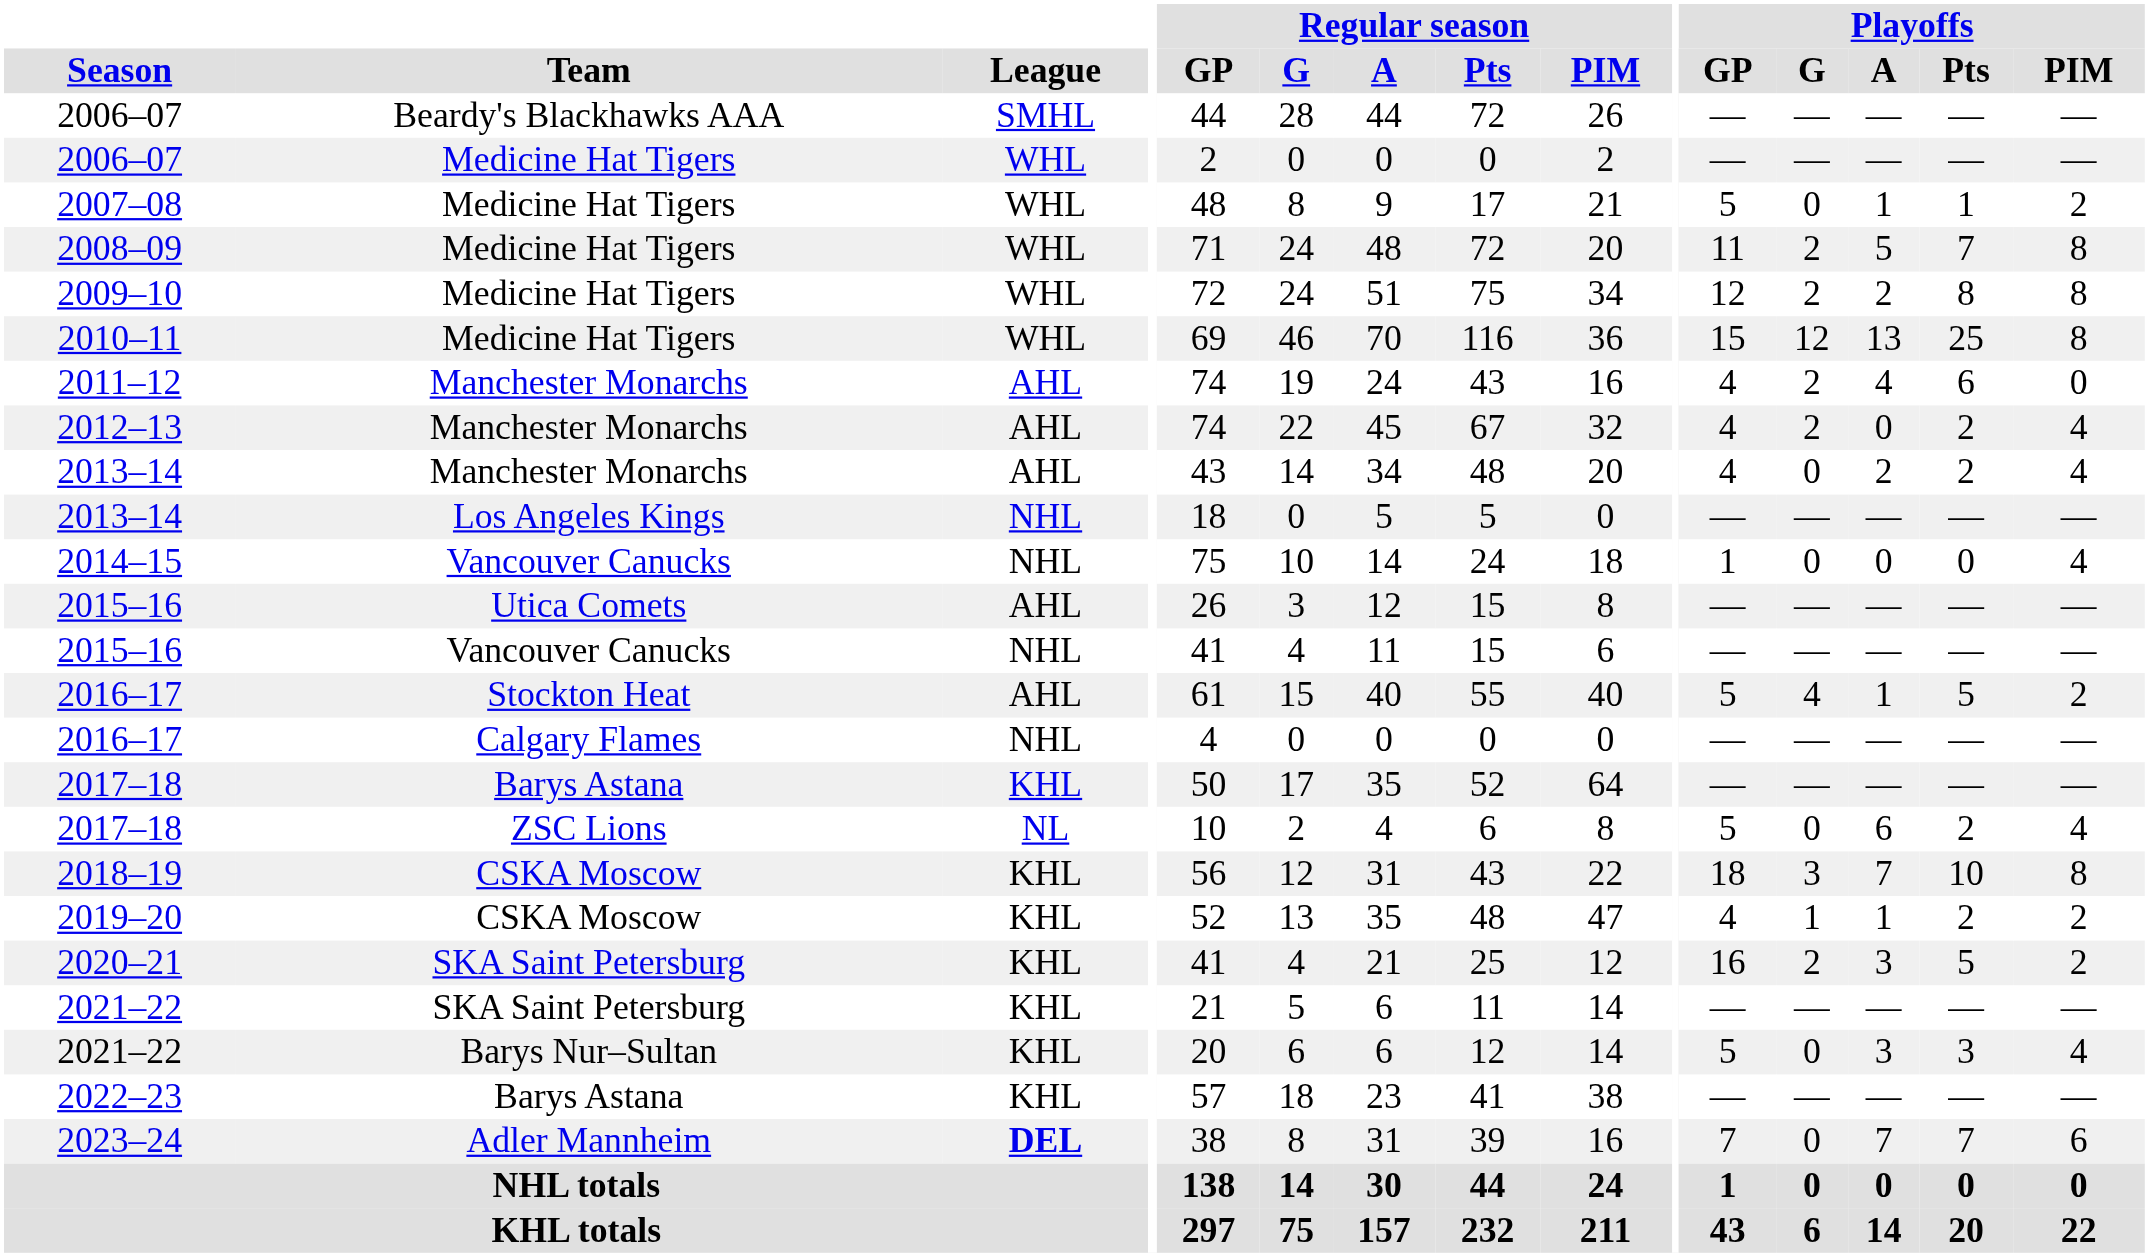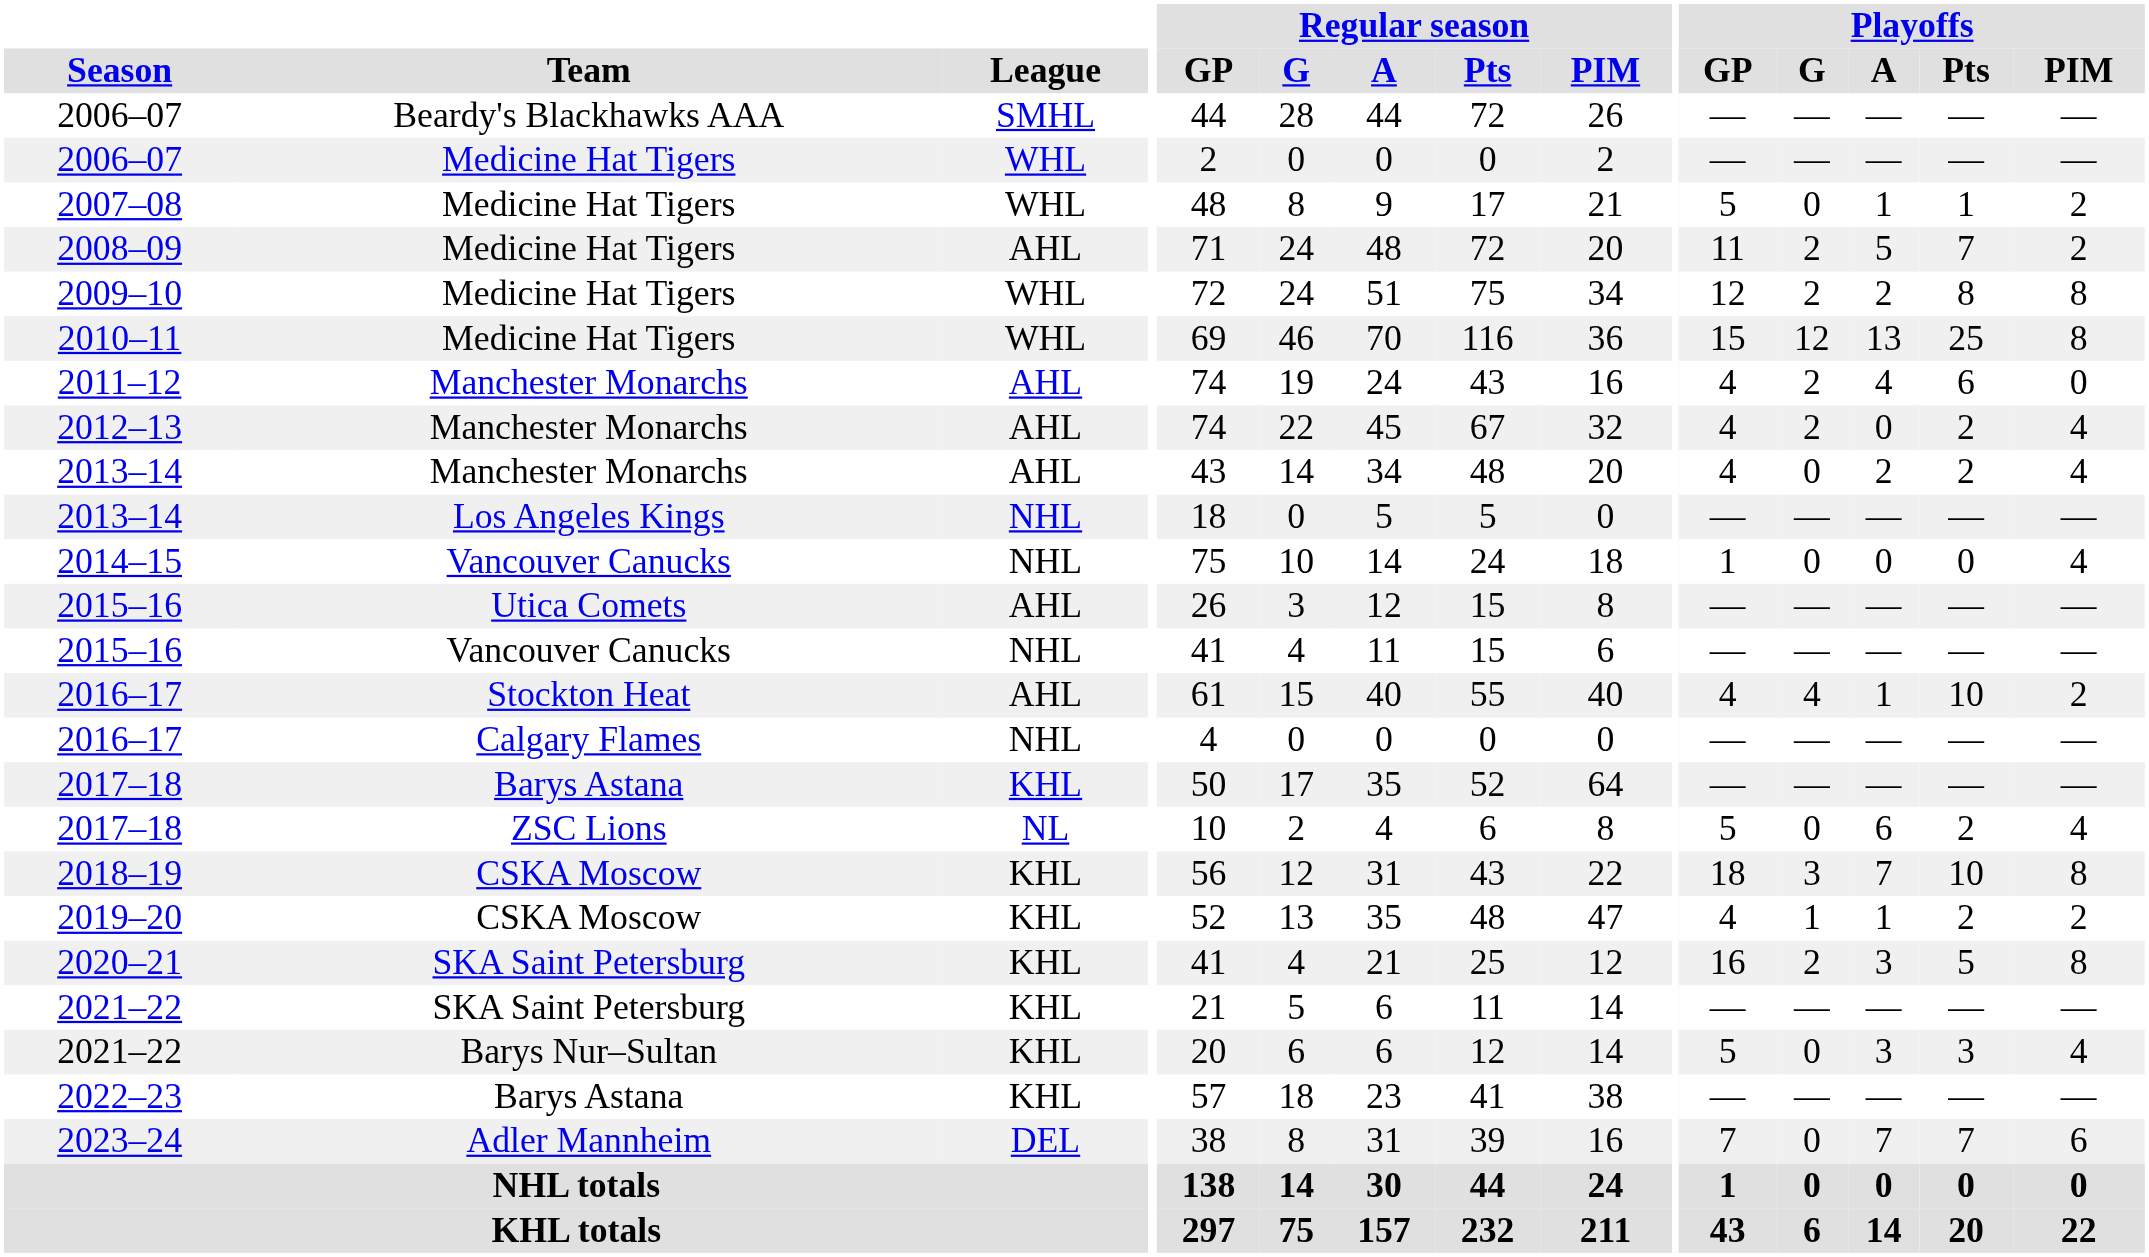(1046, 248) WHL -> (1045, 248) AHL
(2079, 248) 8 -> (2079, 248) 2
(1728, 694) 5 -> (1728, 694) 4
(1966, 694) 5 -> (1966, 694) 10
(2079, 962) 2 -> (2079, 962) 8
(1046, 1140) bold -> (1045, 1140) normal
